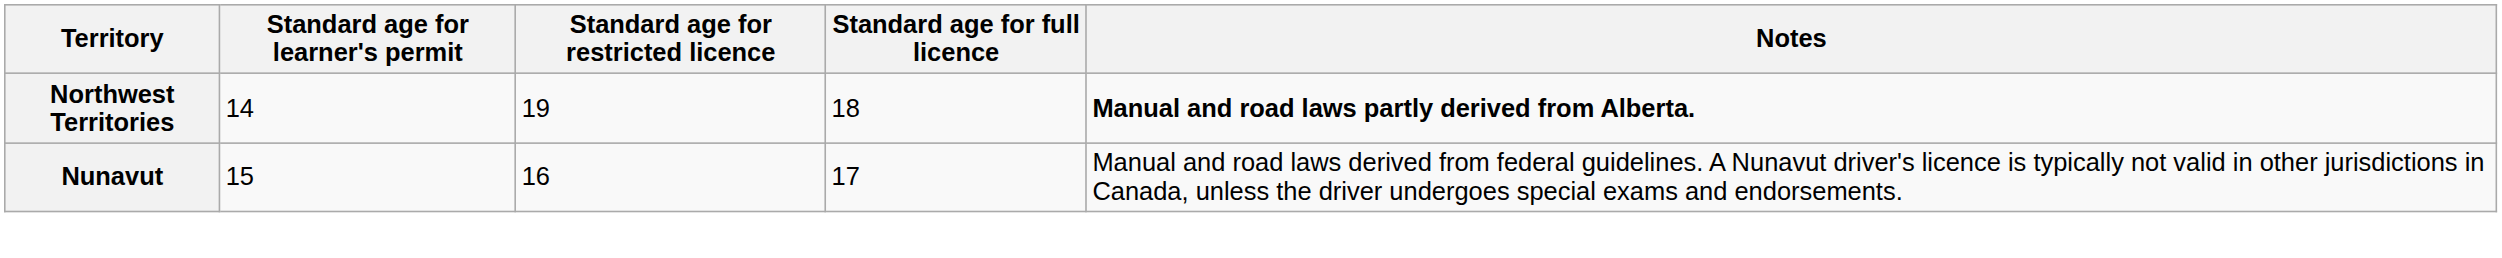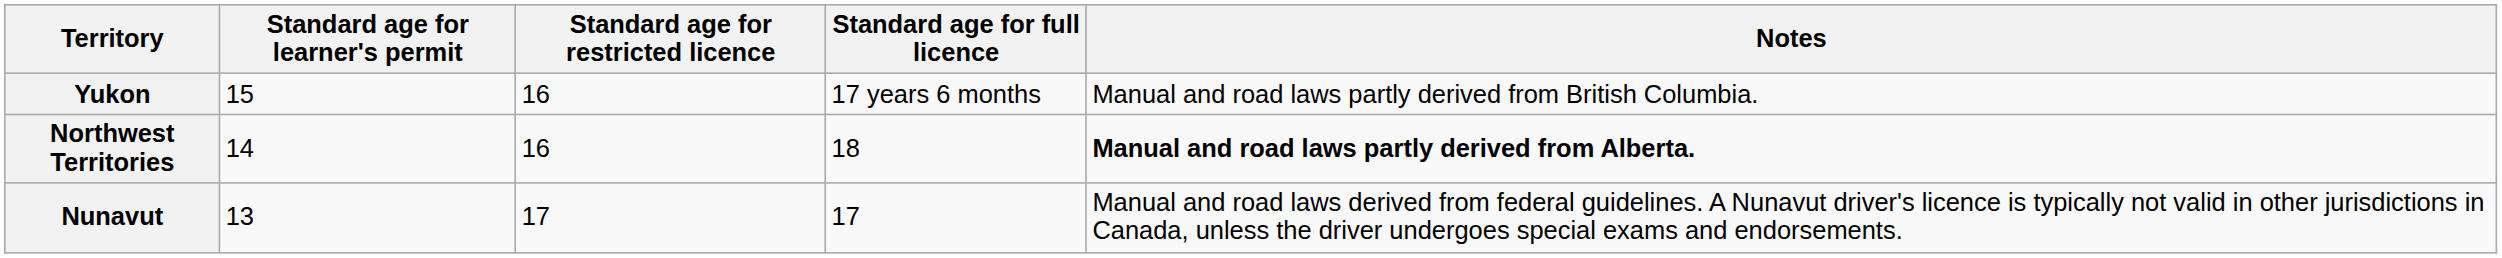+ row: (112, 93)
(536, 107) 19 -> (536, 148) 16
(240, 176) 15 -> (240, 217) 13
(536, 176) 16 -> (536, 217) 17
